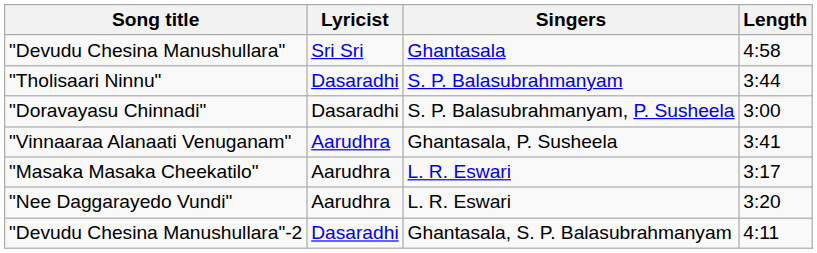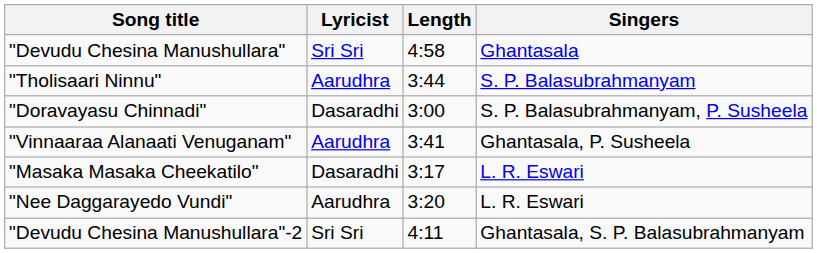columns swapped: (571, 19) <-> (775, 19)
(355, 80) Dasaradhi -> (351, 80) Aarudhra
(351, 171) Aarudhra -> (355, 171) Dasaradhi
(355, 232) Dasaradhi -> (337, 232) Sri Sri
